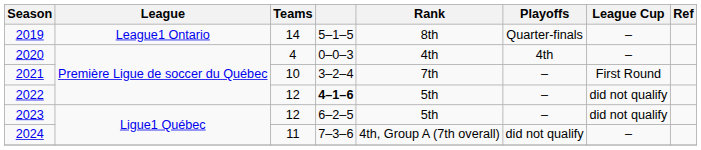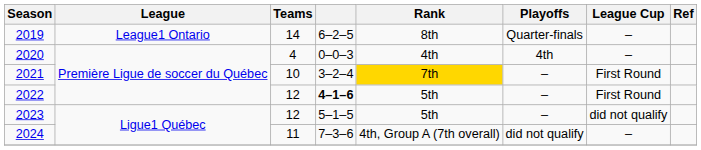(336, 34) 5–1–5 -> (336, 34) 6–2–5
(430, 74) no background -> (430, 74) gold background
(628, 94) did not qualify -> (628, 94) First Round
(336, 114) 6–2–5 -> (336, 114) 5–1–5
